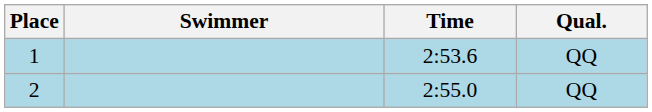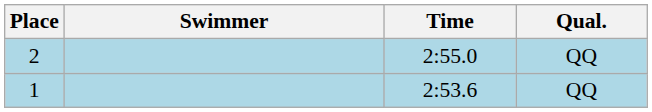rows swapped: (34, 55) <-> (34, 90)
